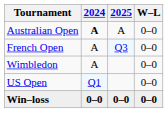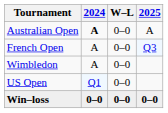columns swapped: (121, 13) <-> (149, 13)
